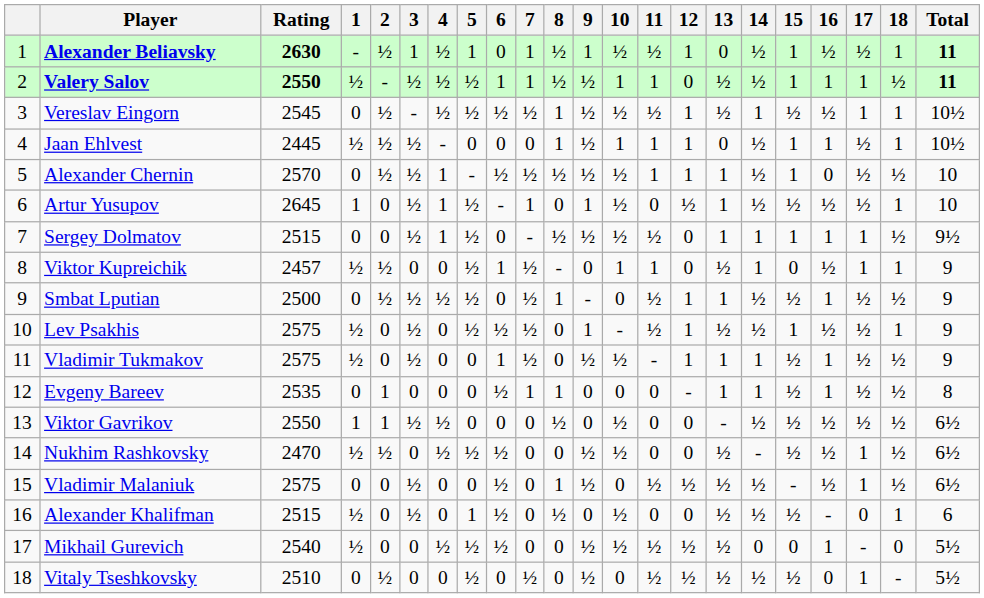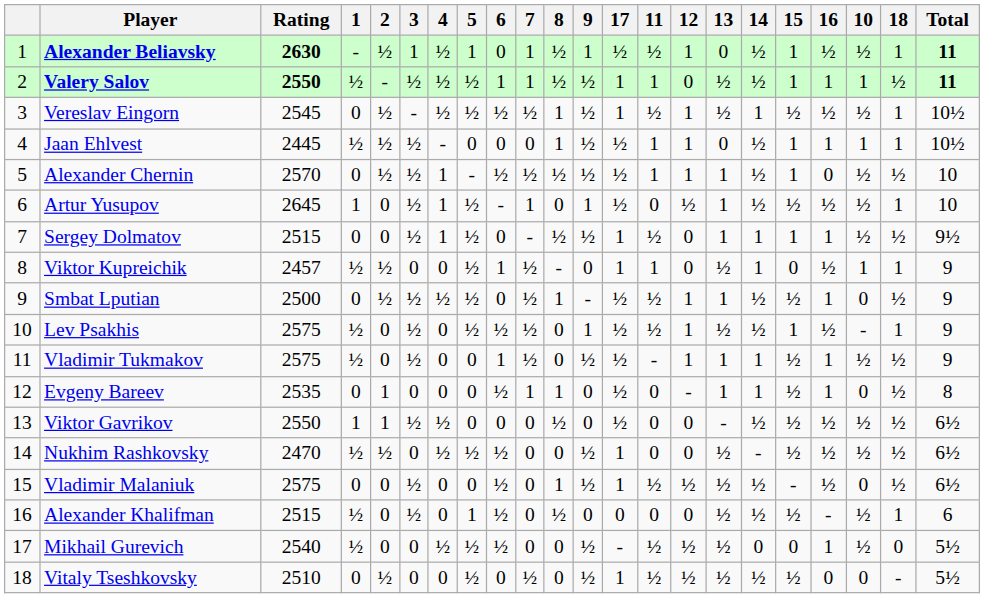columns swapped: (620, 19) <-> (863, 19)
